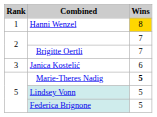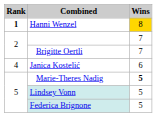(16, 24) normal -> (16, 24) bold
(16, 64) 3 -> (16, 64) 4
